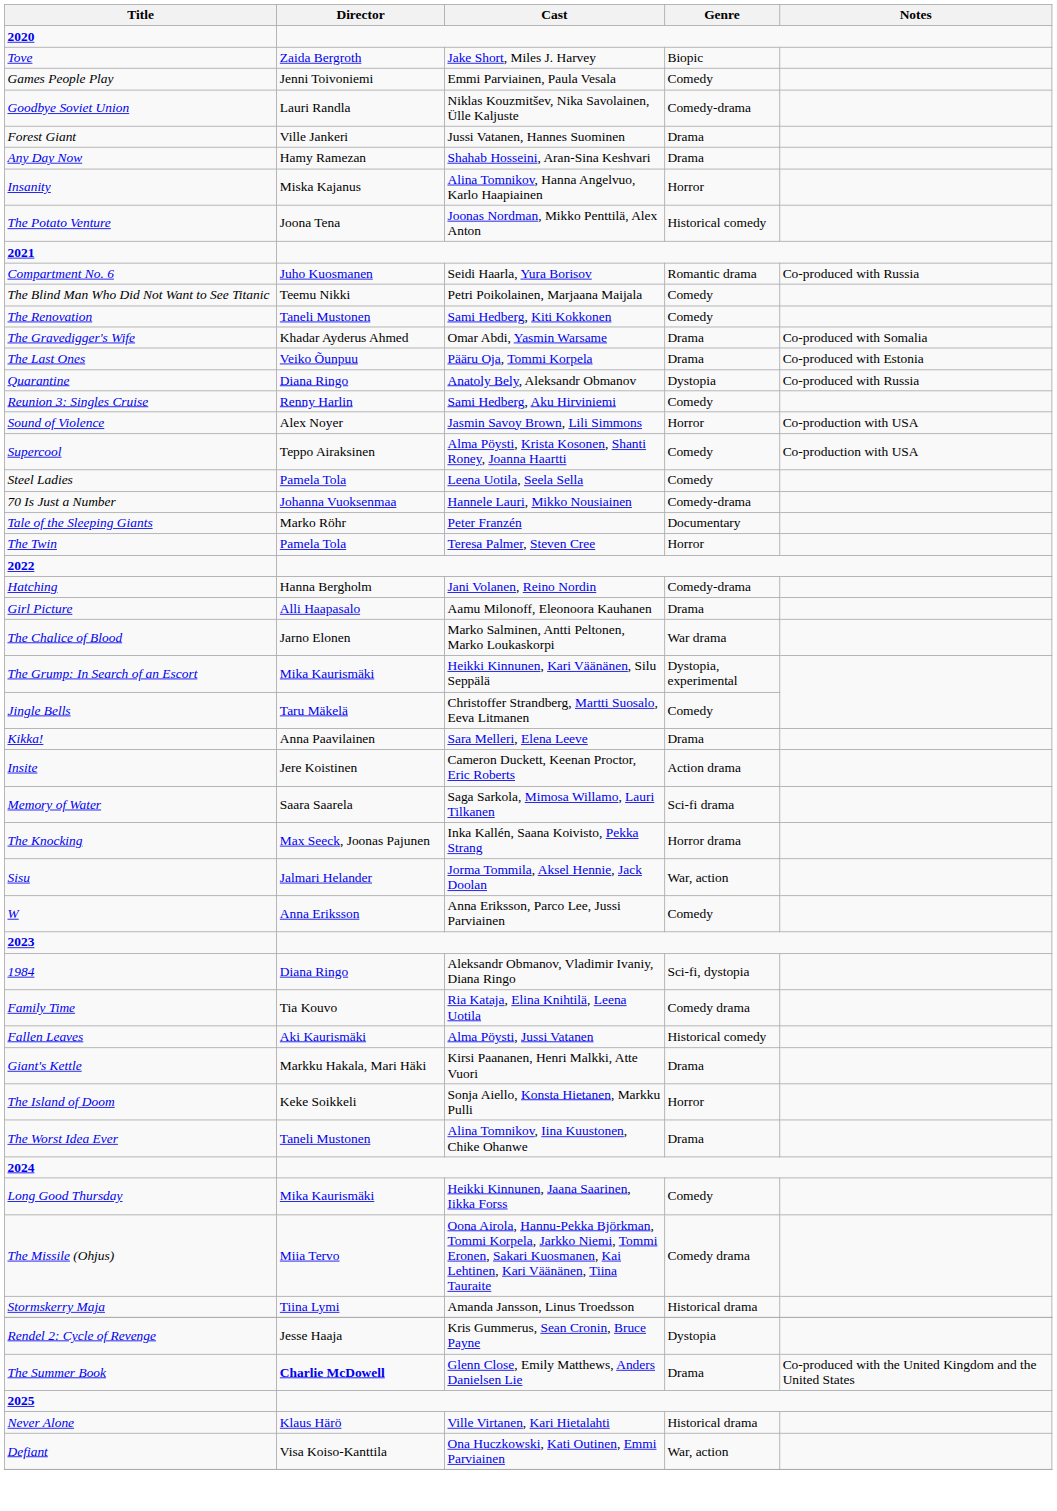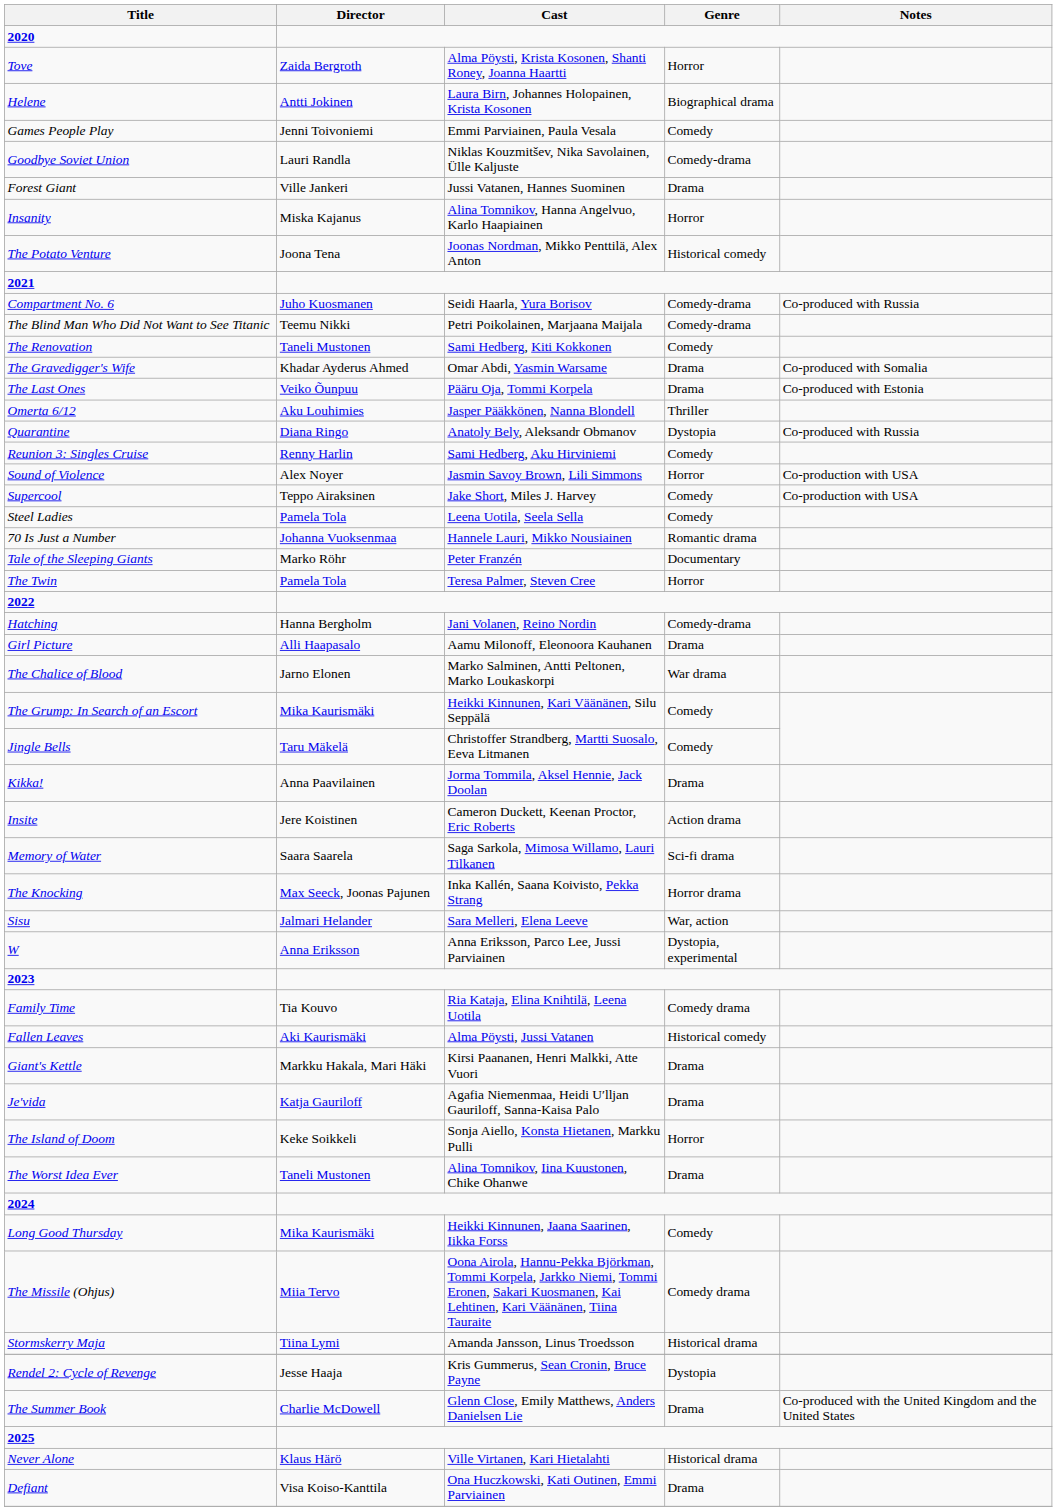(522, 57) Jake Short, Miles J. Harvey -> (547, 65) Alma Pöysti, Krista Kosonen, Shanti Roney, Joanna Haartti
(685, 57) Biopic -> (686, 65) Horror
+ row: (27, 101)
- row: (45, 158)
(712, 273) Romantic drama -> (709, 303) Comedy-drama
(690, 294) Comedy -> (709, 325) Comedy-drama
+ row: (42, 410)
(547, 451) Alma Pöysti, Krista Kosonen, Shanti Roney, Joanna Haartti -> (522, 495) Jake Short, Miles J. Harvey
(709, 501) Comedy-drama -> (712, 538) Romantic drama
(702, 673) Dystopia, experimental -> (690, 710) Comedy
(518, 739) Sara Melleri, Elena Leeve -> (545, 783) Jorma Tommila, Aksel Hennie, Jack Doolan
(545, 877) Jorma Tommila, Aksel Hennie, Jack Doolan -> (518, 921) Sara Melleri, Elena Leeve
(690, 913) Comedy -> (702, 950) Dystopia, experimental
- row: (21, 971)
+ row: (26, 1102)
(332, 1372) bold -> (330, 1408) normal
(698, 1451) War, action -> (686, 1487) Drama
